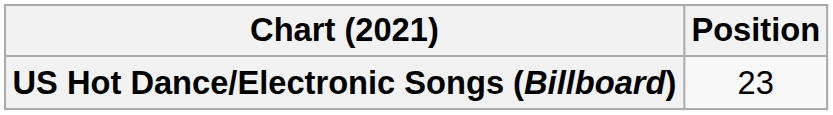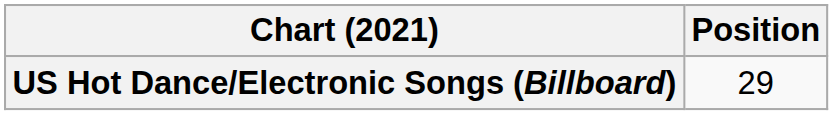(756, 82) 23 -> (756, 82) 29
